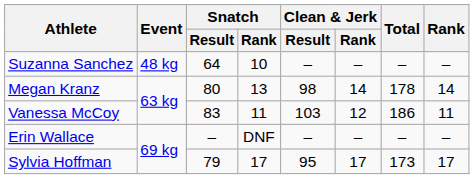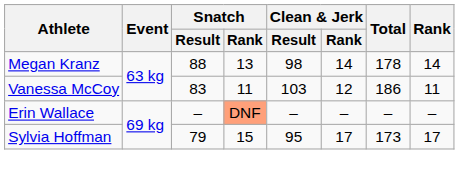- row: (71, 64)
(212, 89) 80 -> (198, 64) 88
(259, 137) no background -> (245, 113) lightsalmon background
(259, 162) 17 -> (245, 137) 15
